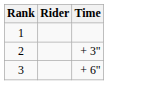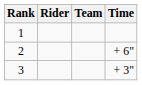+ column: (89, 13)
(90, 51) + 3" -> (124, 51) + 6"
(90, 70) + 6" -> (124, 70) + 3"
